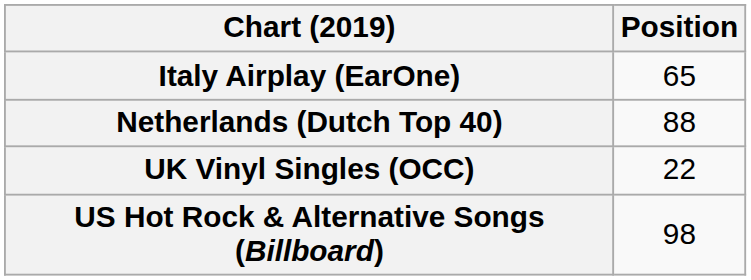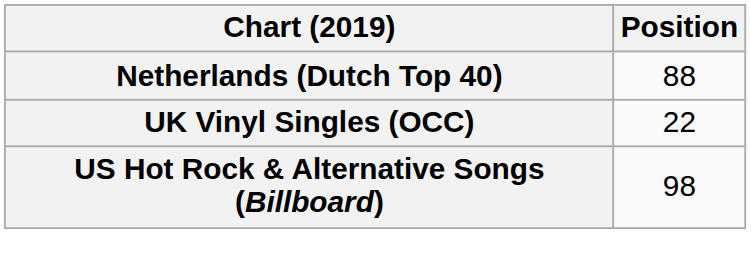- row: (309, 75)
